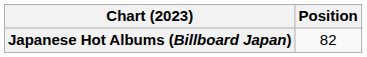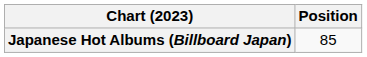(328, 40) 82 -> (328, 40) 85
